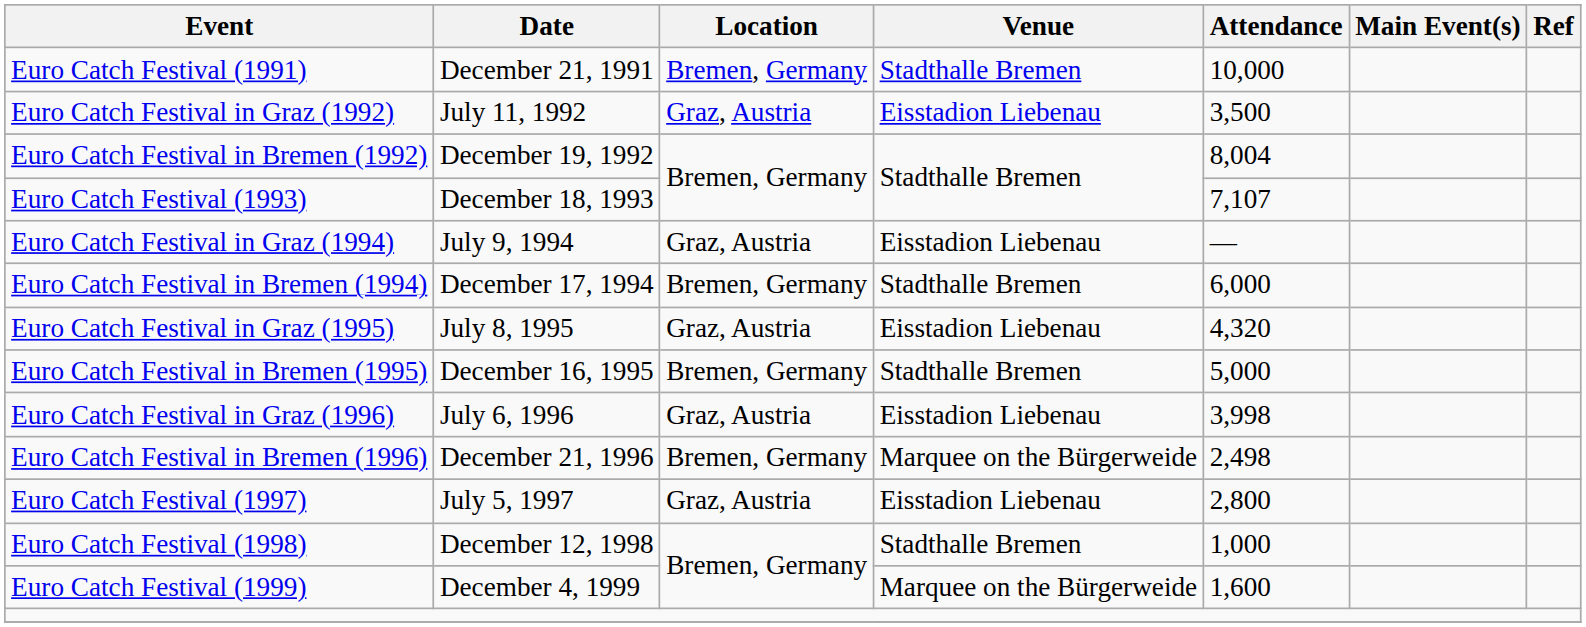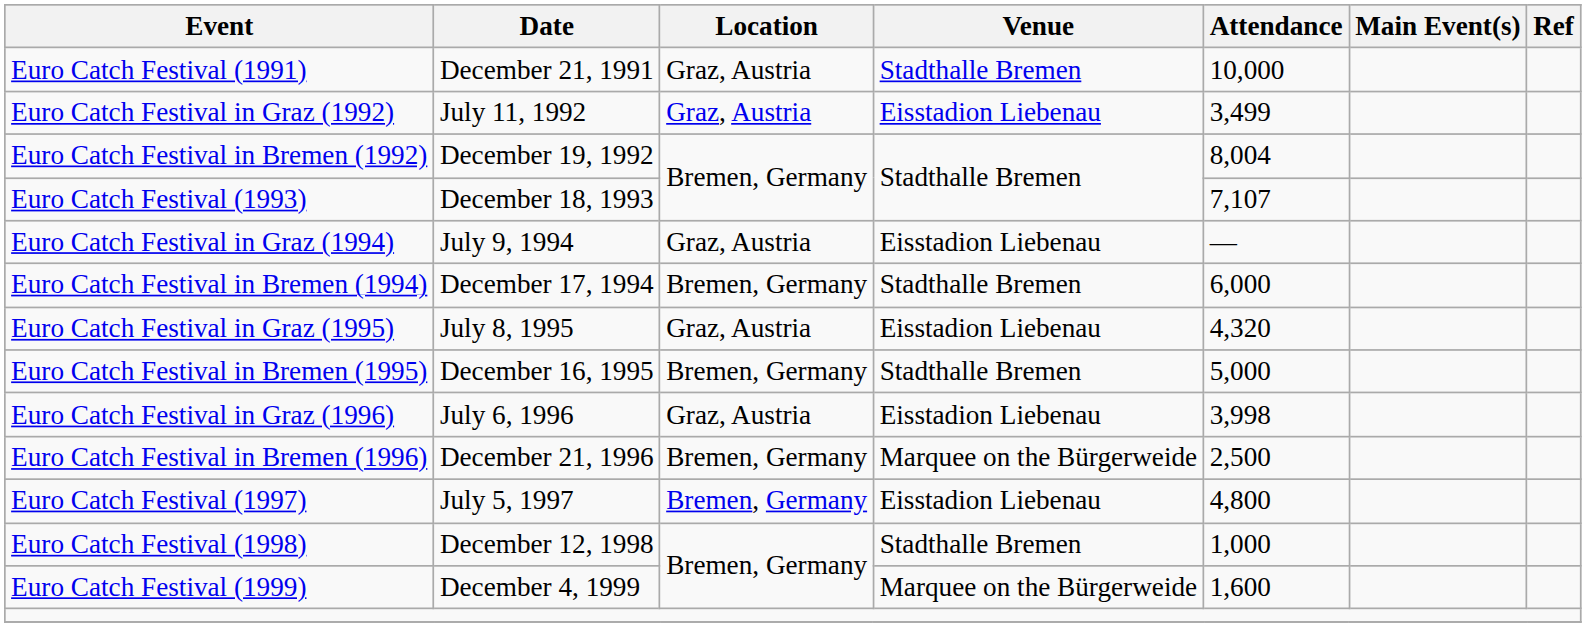(767, 69) Bremen, Germany -> (739, 69) Graz, Austria
(1240, 112) 3,500 -> (1240, 112) 3,499
(1240, 457) 2,498 -> (1240, 457) 2,500
(739, 500) Graz, Austria -> (767, 500) Bremen, Germany
(1240, 500) 2,800 -> (1240, 500) 4,800
